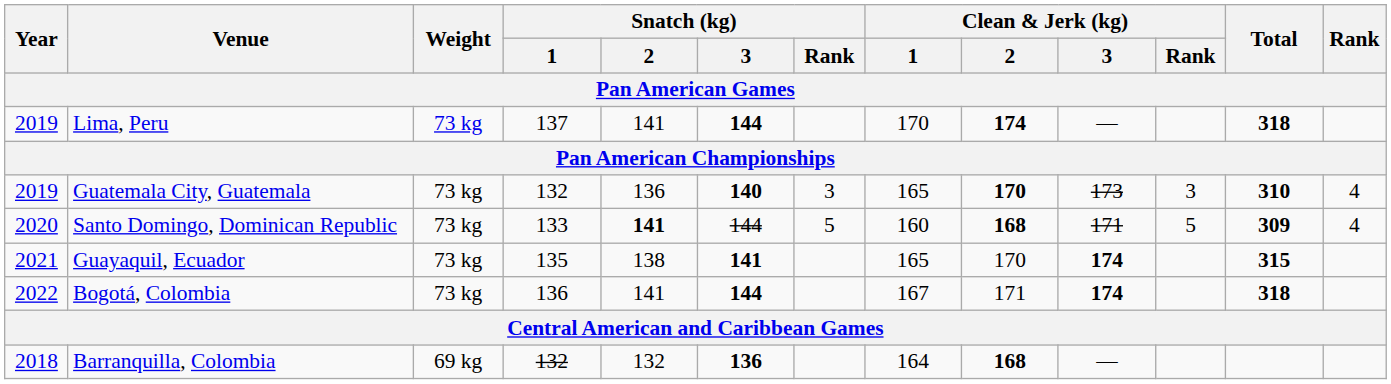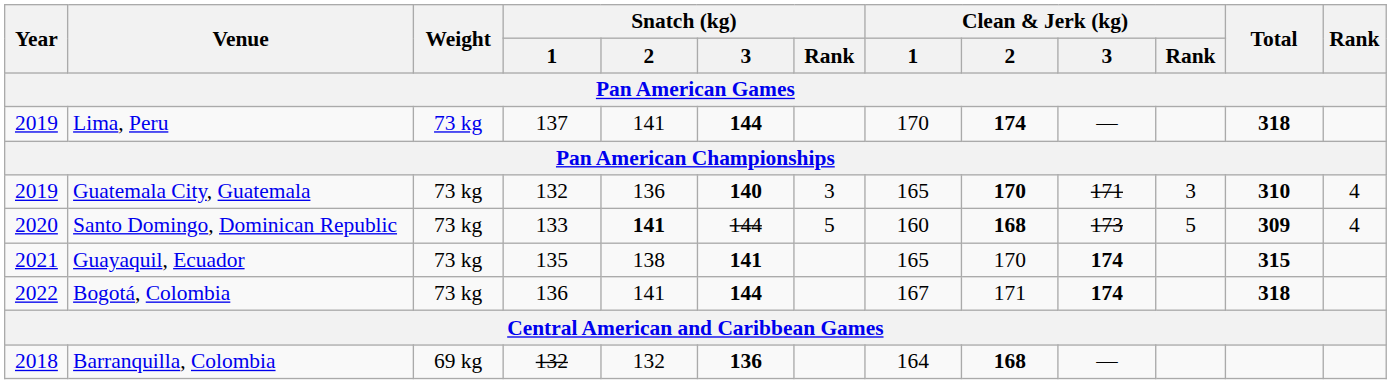(1107, 191) 173 -> (1107, 191) 171
(1107, 225) 171 -> (1107, 225) 173
